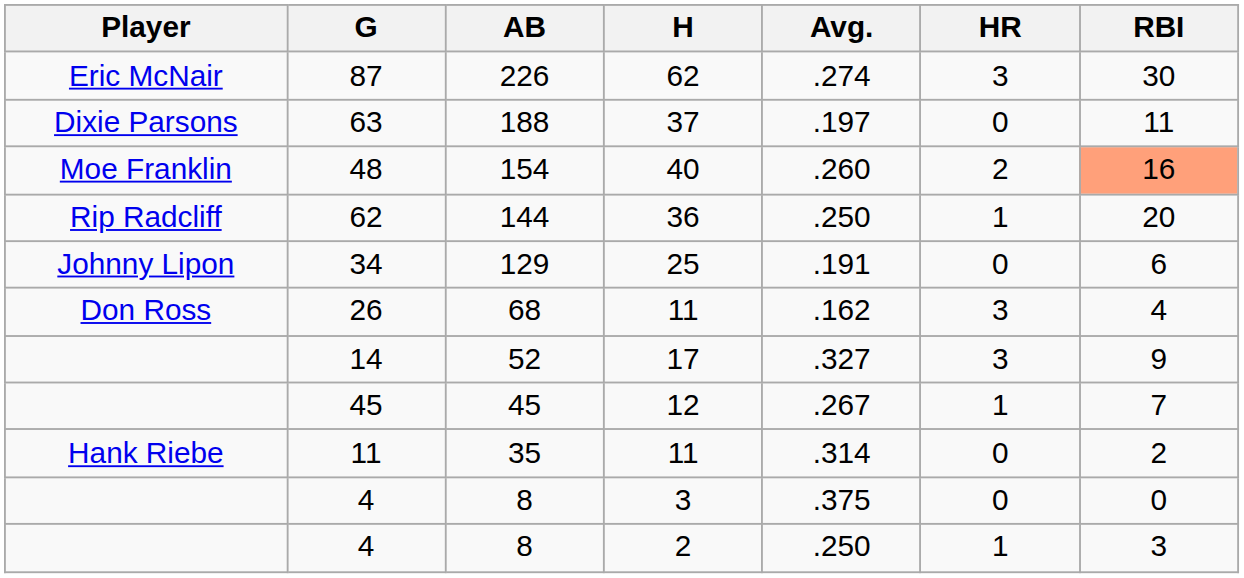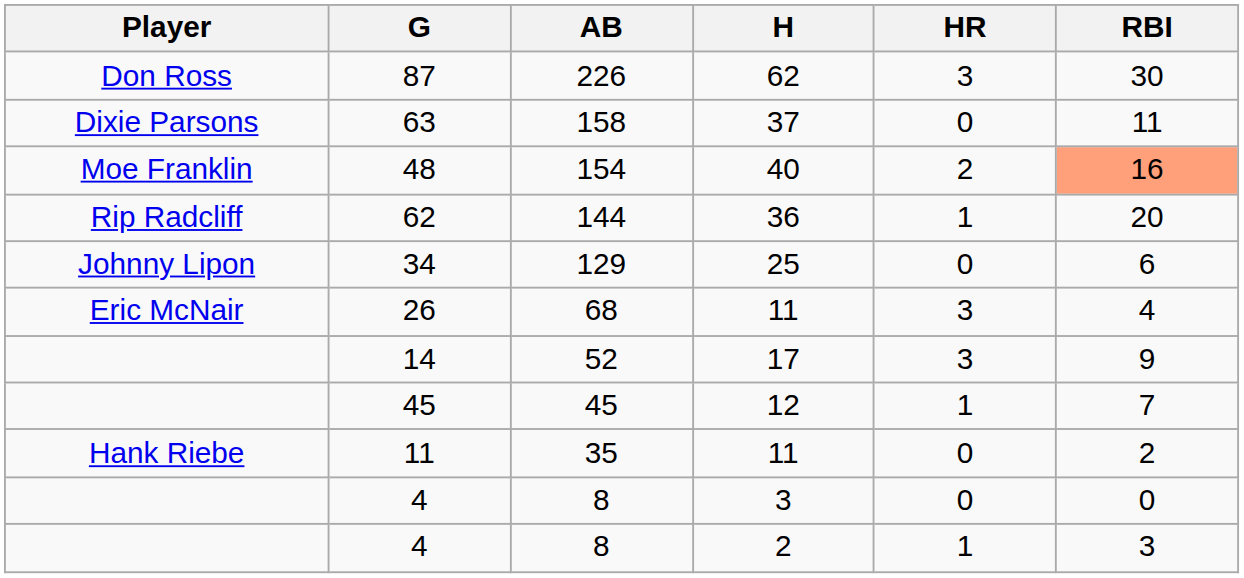- column: (842, 28)
(146, 75) Eric McNair -> (167, 75) Don Ross
(525, 122) 188 -> (601, 122) 158
(146, 311) Don Ross -> (167, 311) Eric McNair
